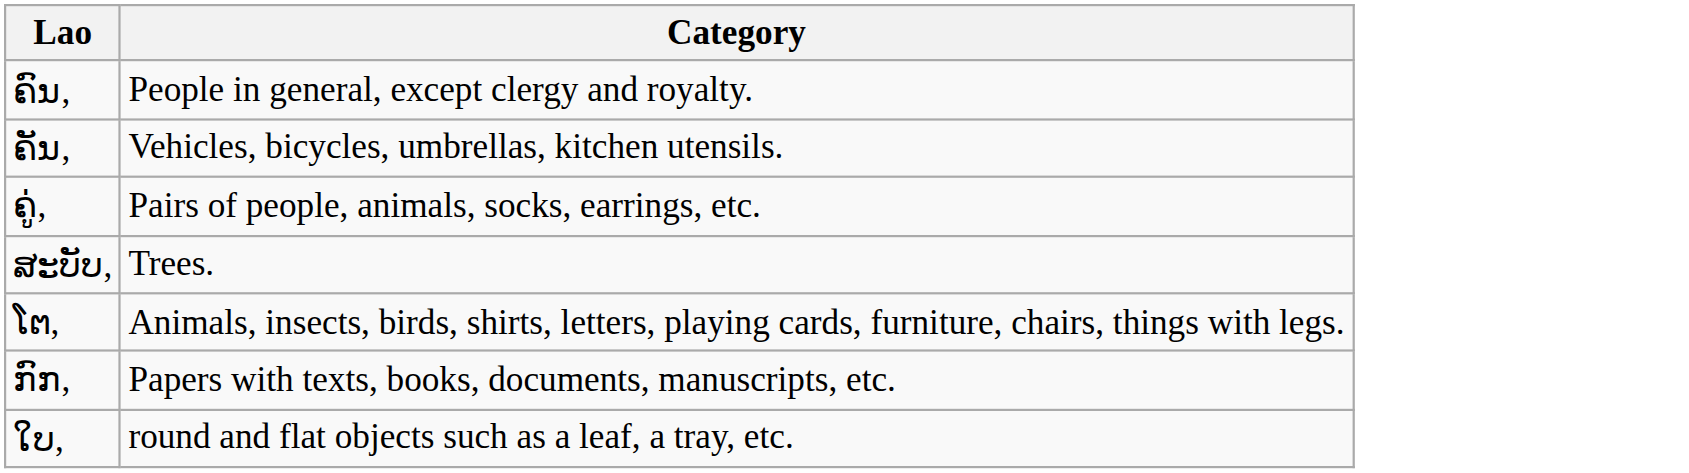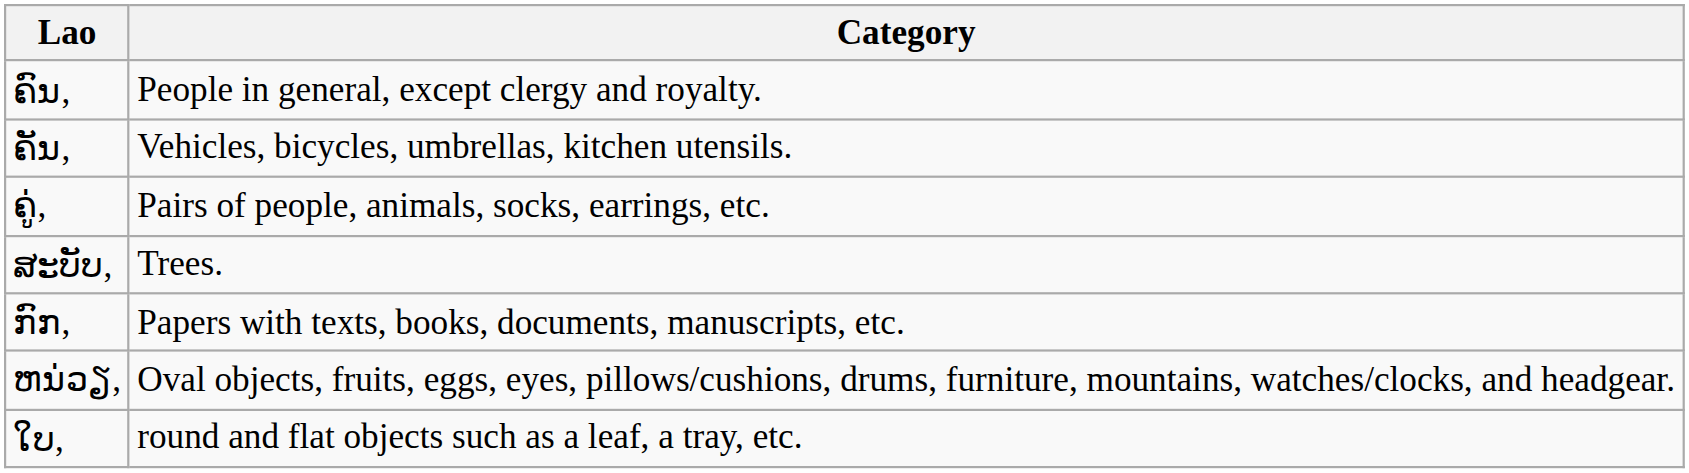- row: (36, 322)
+ row: (67, 380)
